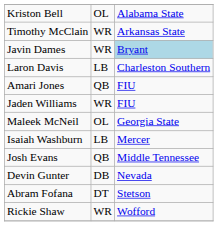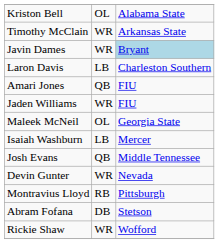(101, 175) DB -> (104, 175) WR
+ row: (48, 193)
(101, 193) DT -> (102, 211) DB
